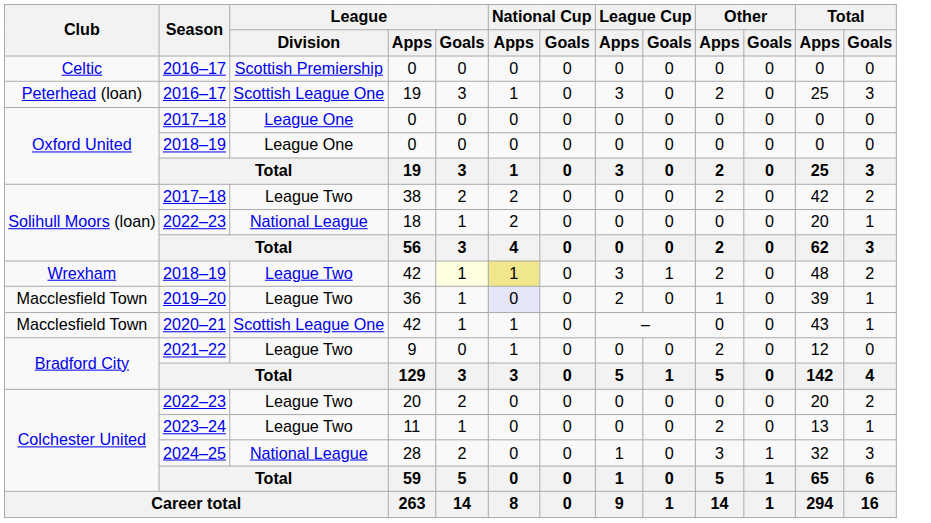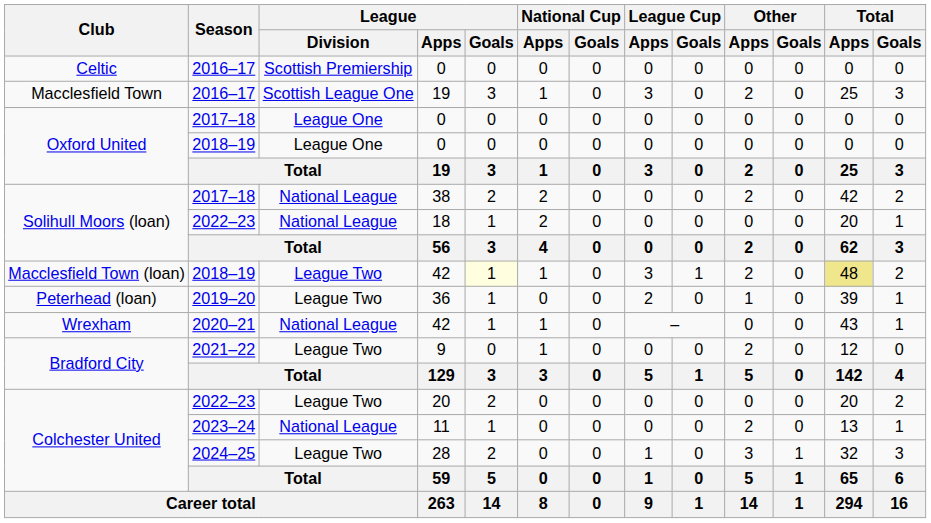(82, 94) Peterhead (loan) -> (97, 94) Macclesfield Town
(309, 196) League Two -> (338, 196) National League
(82, 273) Wrexham -> (97, 273) Macclesfield Town (loan)
(514, 273) khaki background -> (543, 273) no background
(820, 273) no background -> (849, 273) khaki background
(82, 299) Macclesfield Town -> (97, 299) Peterhead (loan)
(514, 299) lavender background -> (543, 299) no background
(82, 324) Macclesfield Town -> (97, 324) Wrexham
(309, 324) Scottish League One -> (338, 324) National League
(309, 427) League Two -> (338, 427) National League
(309, 453) National League -> (338, 453) League Two
